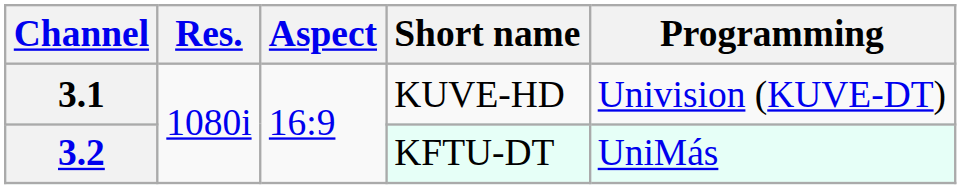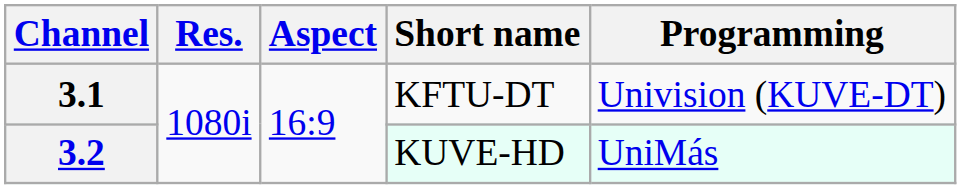(480, 93) KUVE-HD -> (474, 93) KFTU-DT
(474, 152) KFTU-DT -> (480, 152) KUVE-HD
